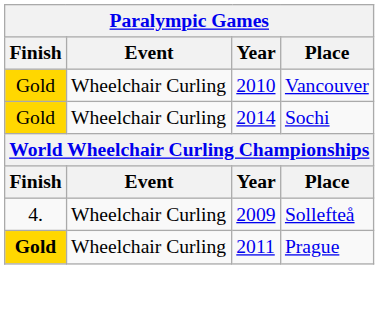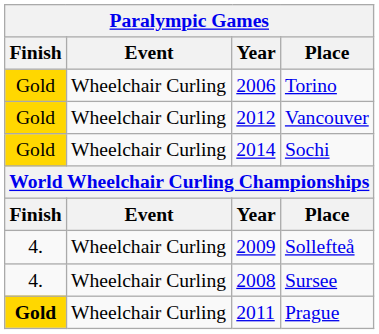+ row: (311, 85)
(256, 85) 2010 -> (256, 117) 2012
+ row: (311, 279)
